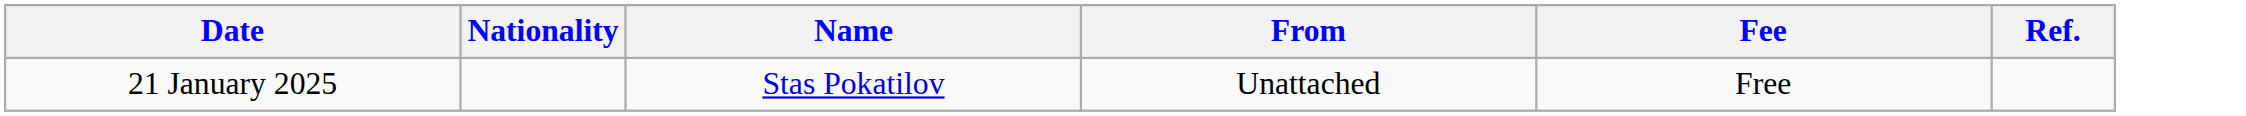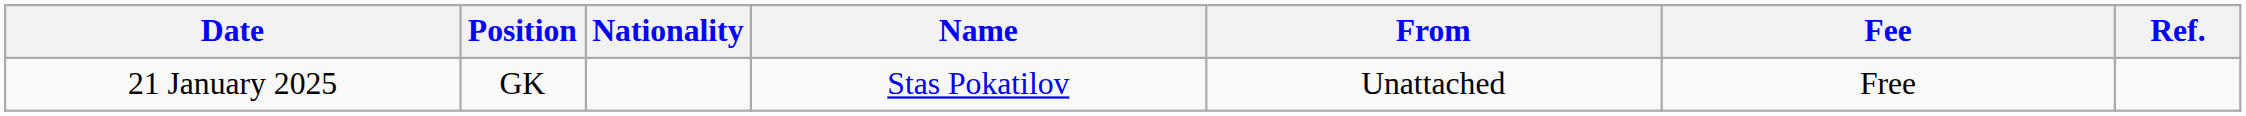+ column: (522, 31)
